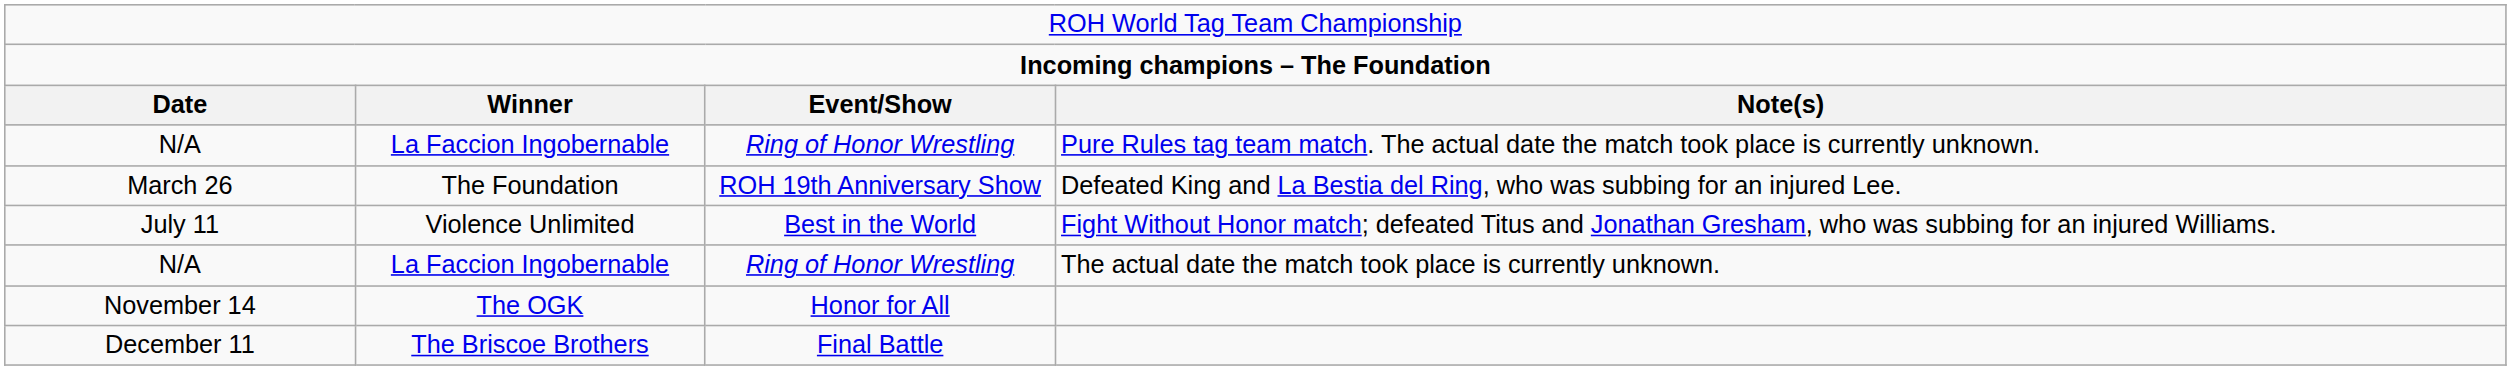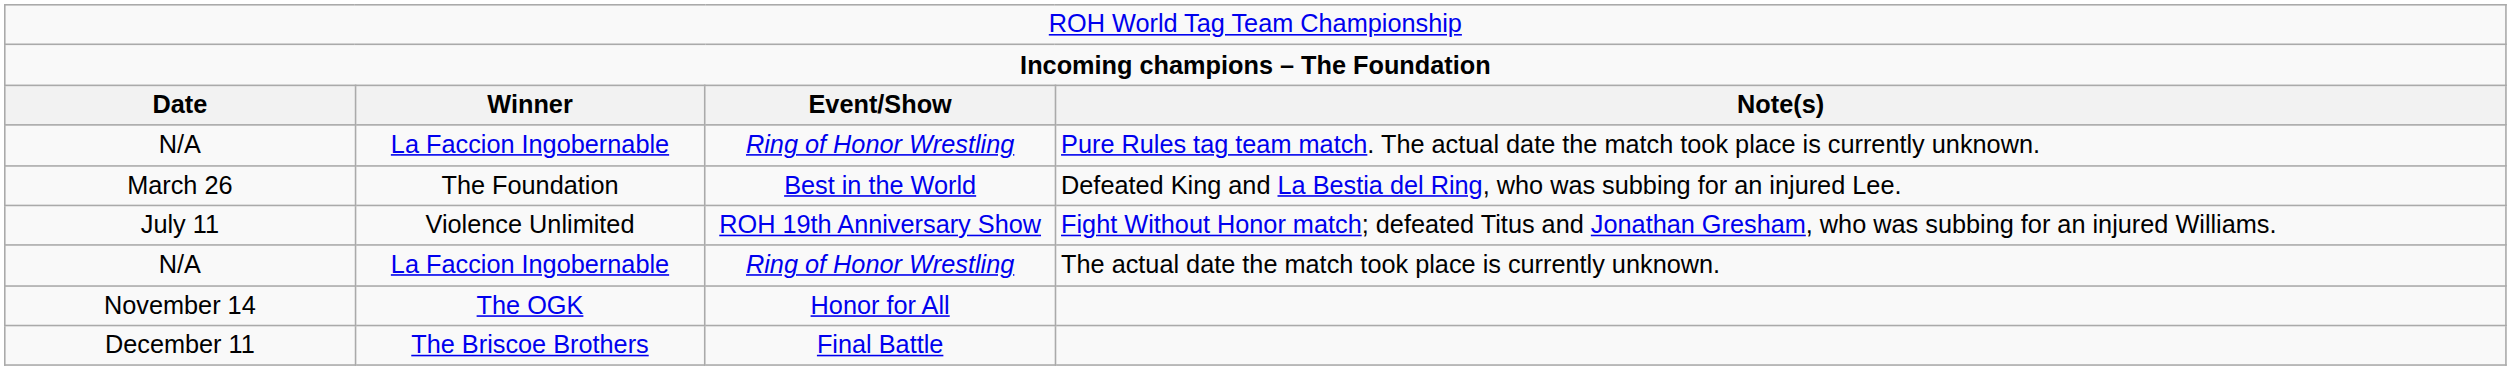(880, 184) ROH 19th Anniversary Show -> (880, 184) Best in the World
(880, 225) Best in the World -> (880, 225) ROH 19th Anniversary Show
